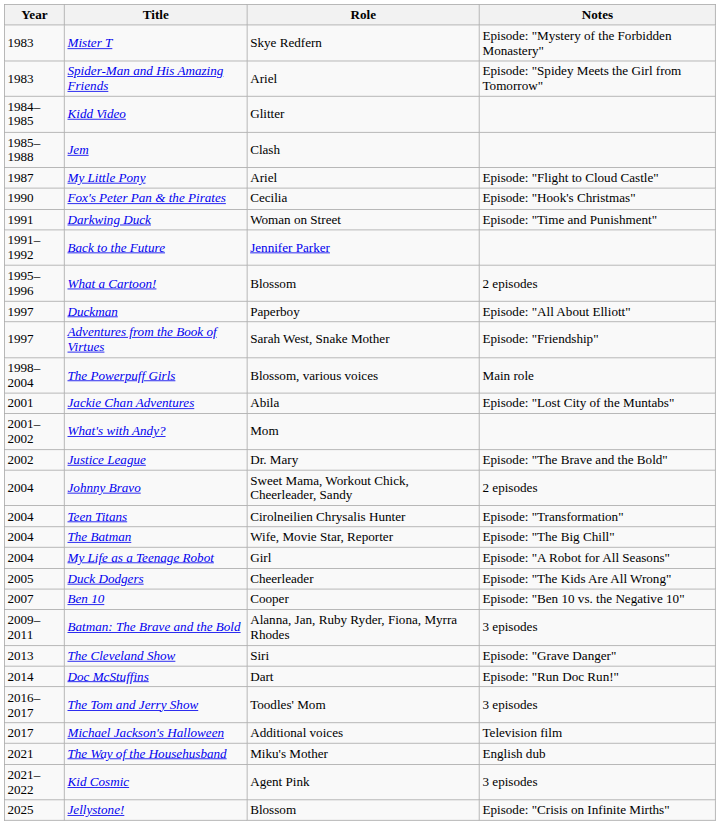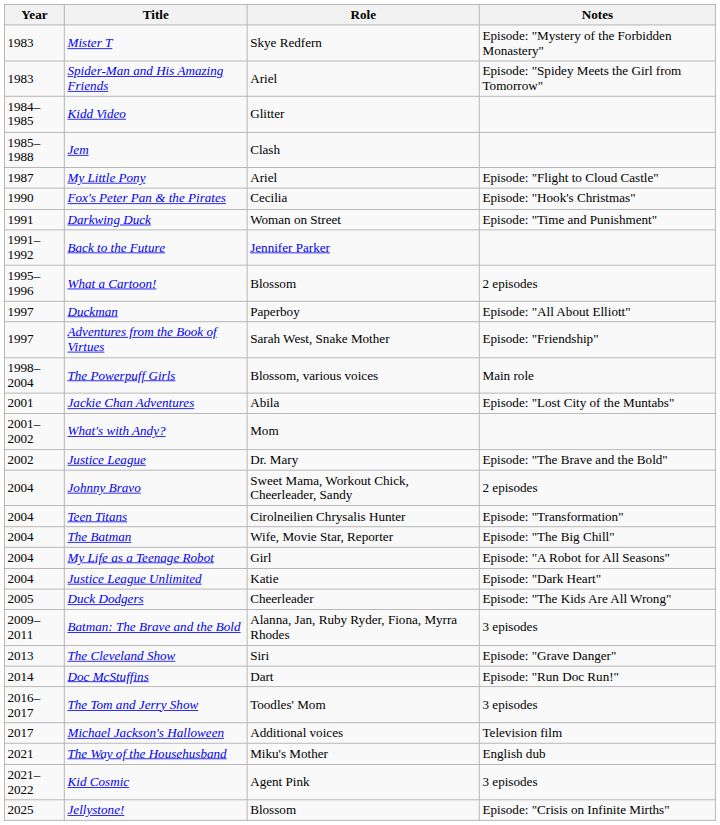+ row: (135, 578)
- row: (86, 599)
